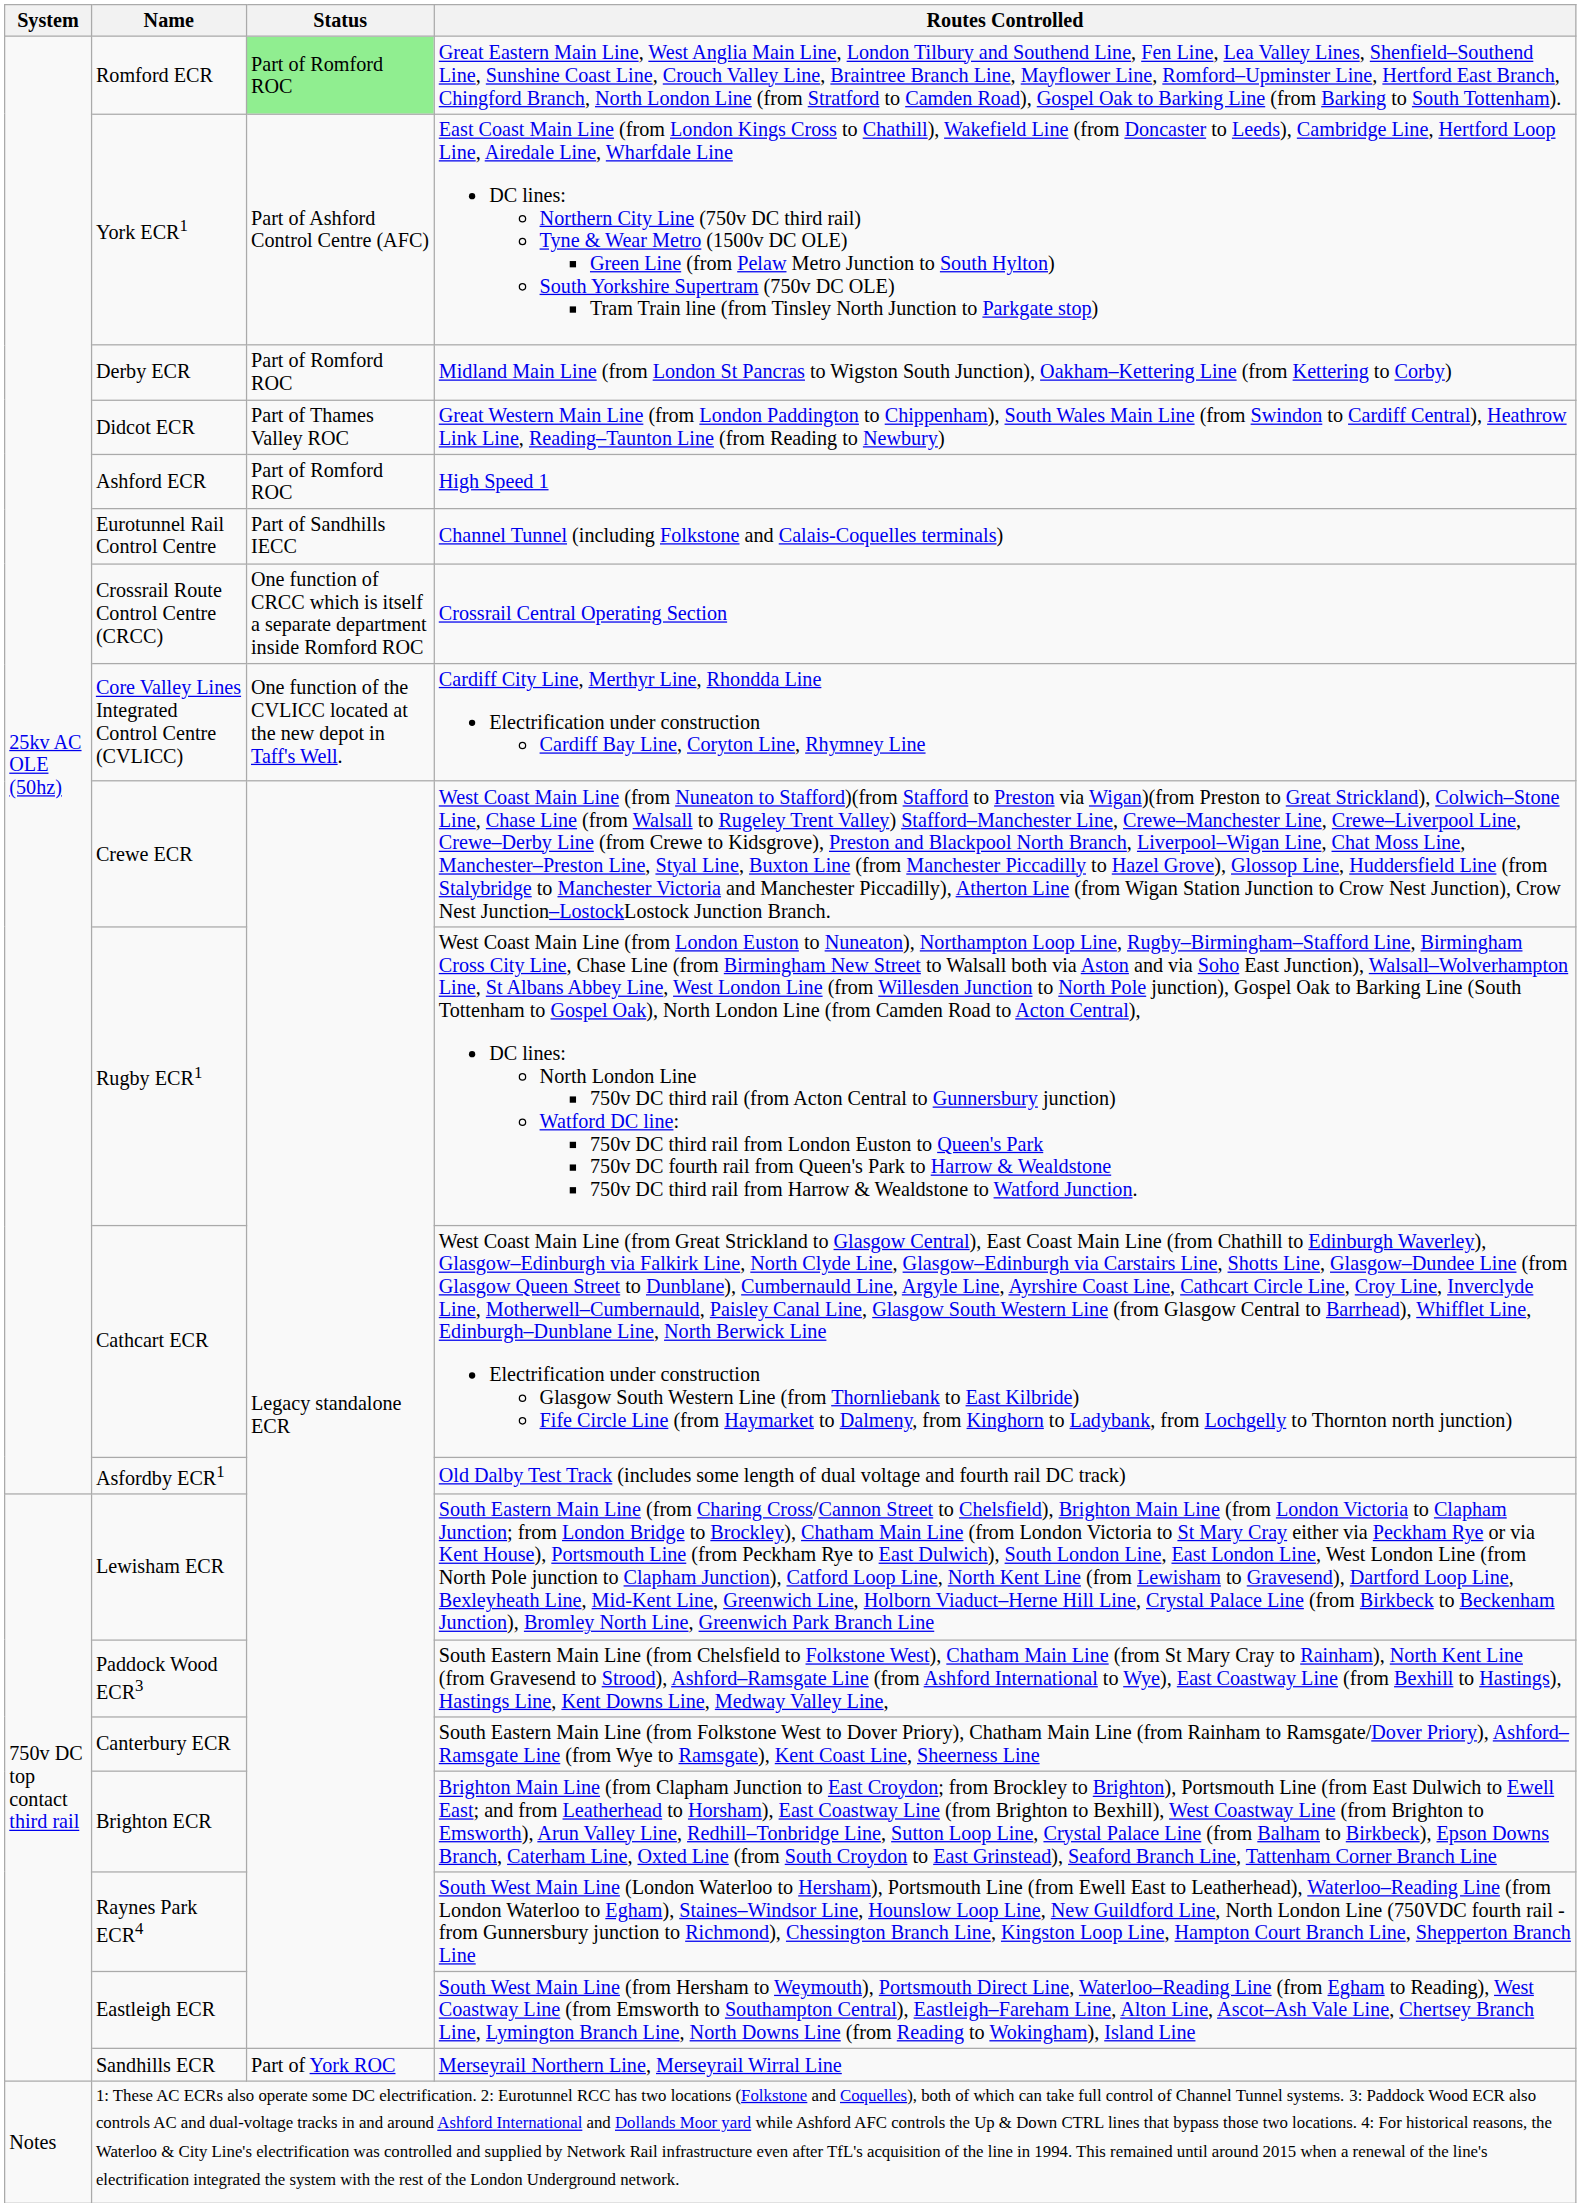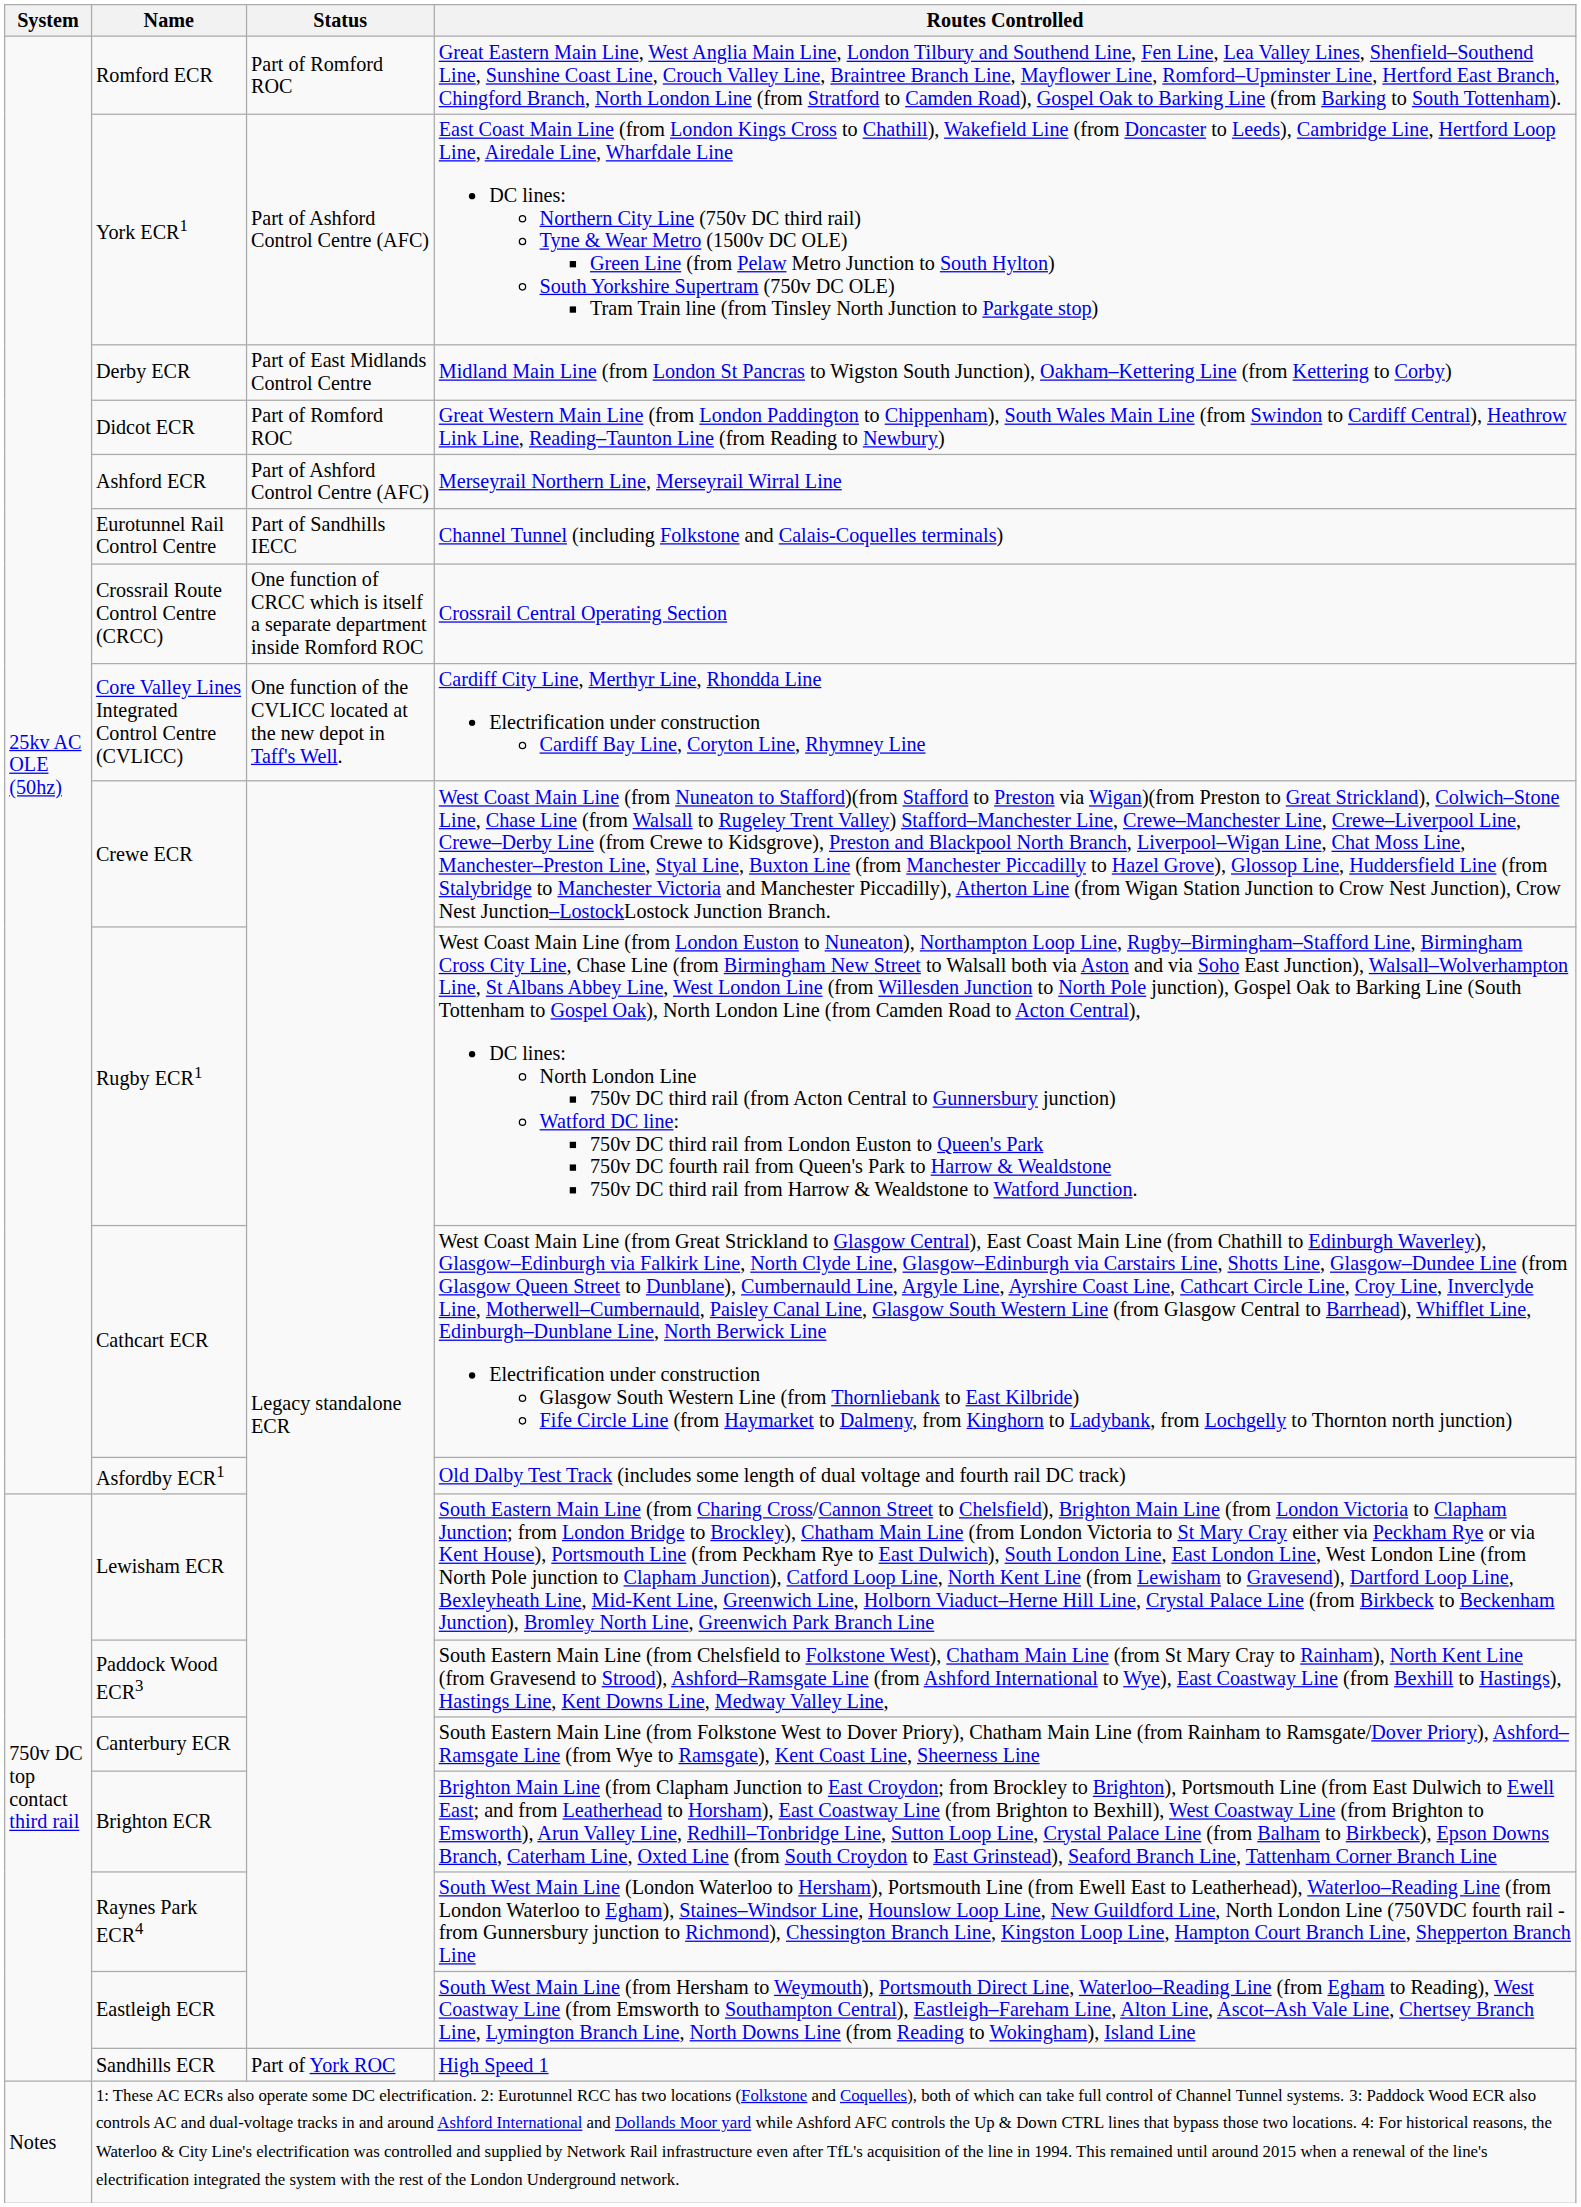(317, 75) lightgreen background -> (317, 75) no background
(317, 372) Part of Romford ROC -> (339, 372) Part of East Midlands Control Centre
(312, 426) Part of Thames Valley ROC -> (317, 426) Part of Romford ROC
(317, 481) Part of Romford ROC -> (340, 481) Part of Ashford Control Centre (AFC)
(494, 481) High Speed 1 -> (640, 481) Merseyrail Northern Line, Merseyrail Wirral Line
(640, 2064) Merseyrail Northern Line, Merseyrail Wirral Line -> (494, 2064) High Speed 1
